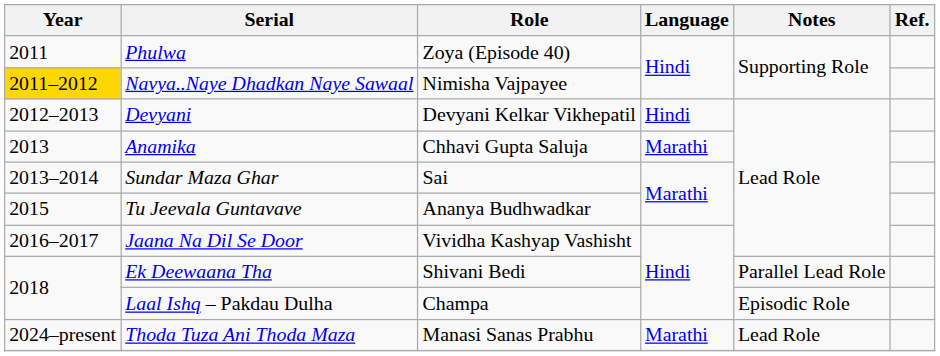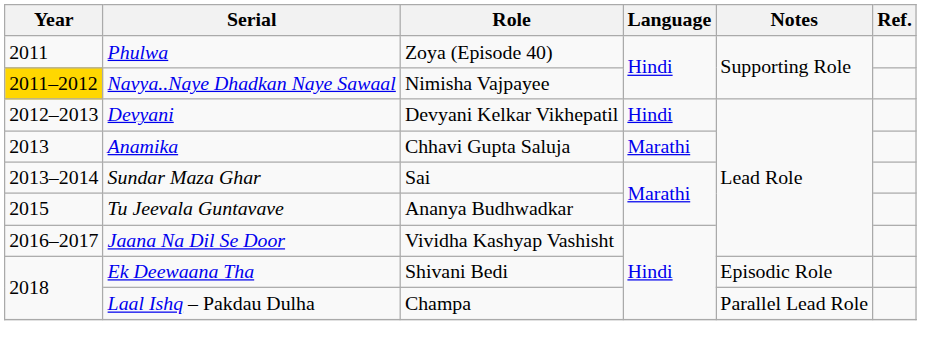(812, 271) Parallel Lead Role -> (776, 271) Episodic Role
(794, 303) Episodic Role -> (794, 303) Parallel Lead Role
- row: (240, 334)
